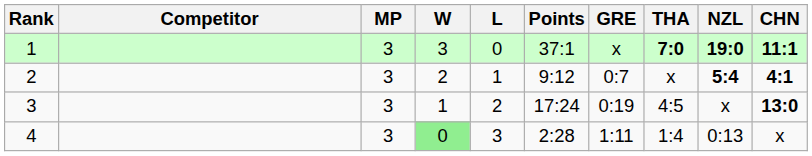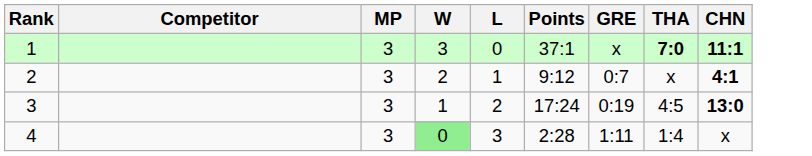- column: (725, 19)
